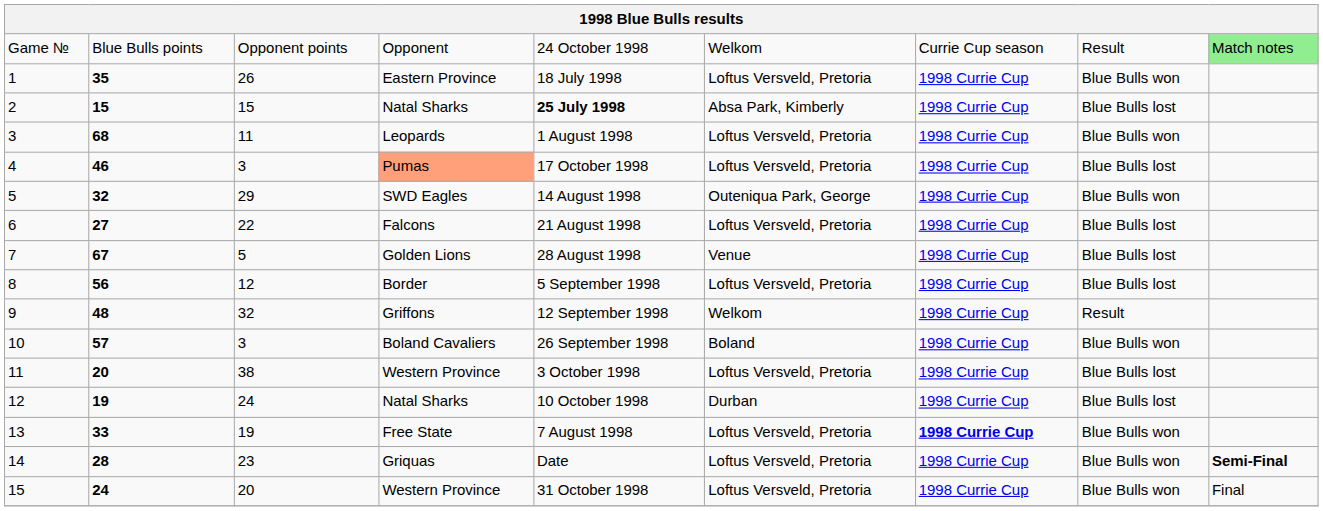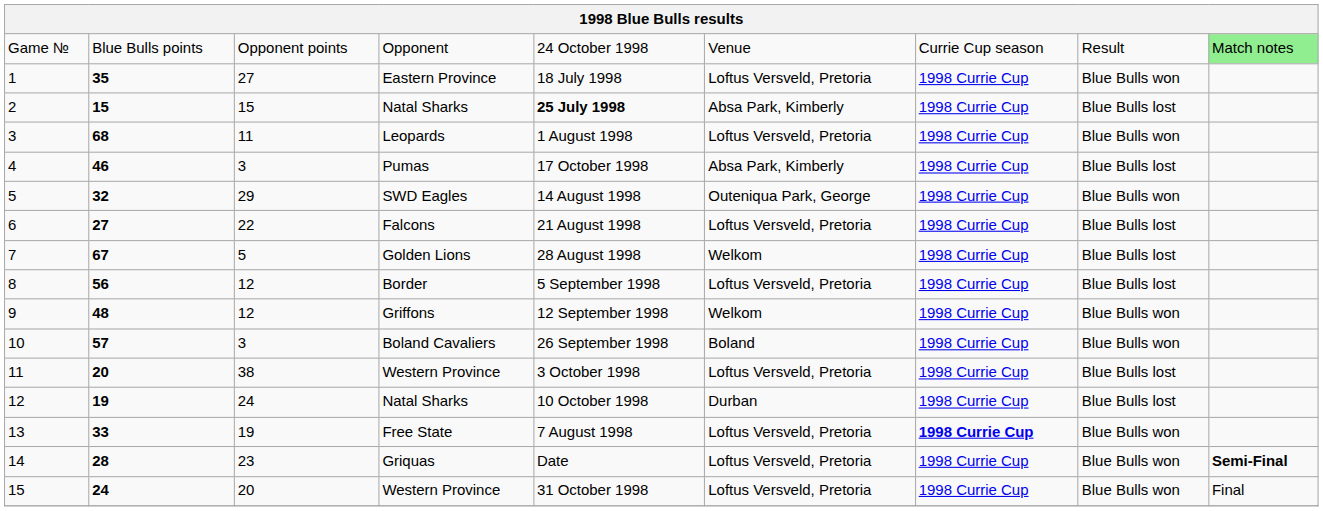(735, 48) Welkom -> (729, 48) Venue
(246, 78) 26 -> (246, 78) 27
(406, 166) lightsalmon background -> (406, 166) no background
(790, 166) Loftus Versveld, Pretoria -> (776, 166) Absa Park, Kimberly
(729, 255) Venue -> (735, 255) Welkom
(246, 314) 32 -> (246, 314) 12
(1103, 314) Result -> (1131, 314) Blue Bulls won
